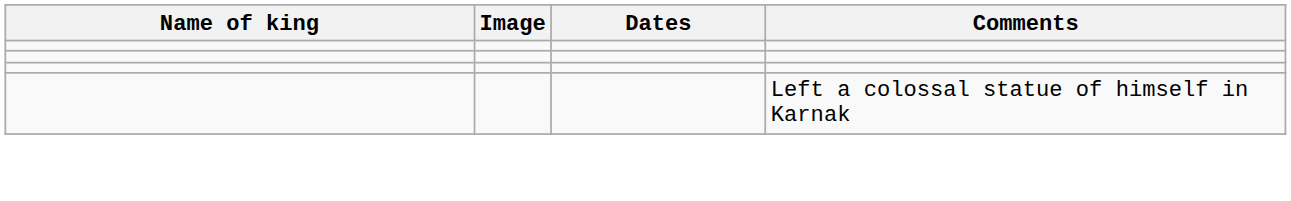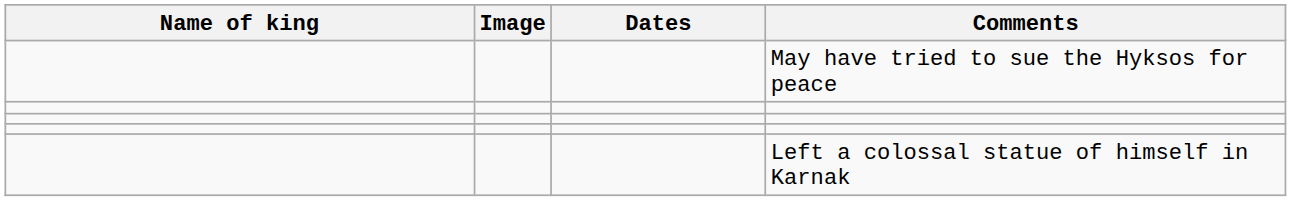+ row: (239, 72)
